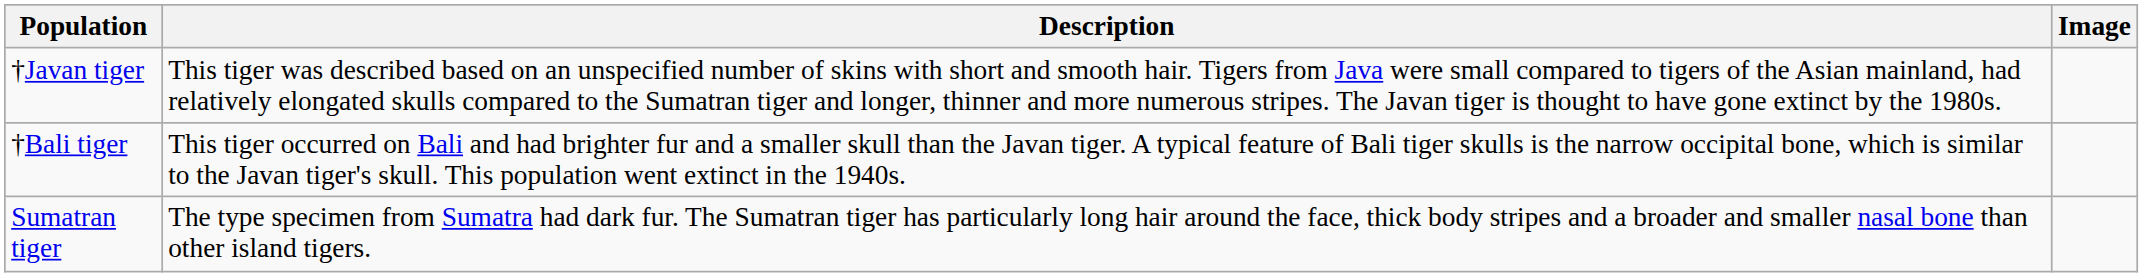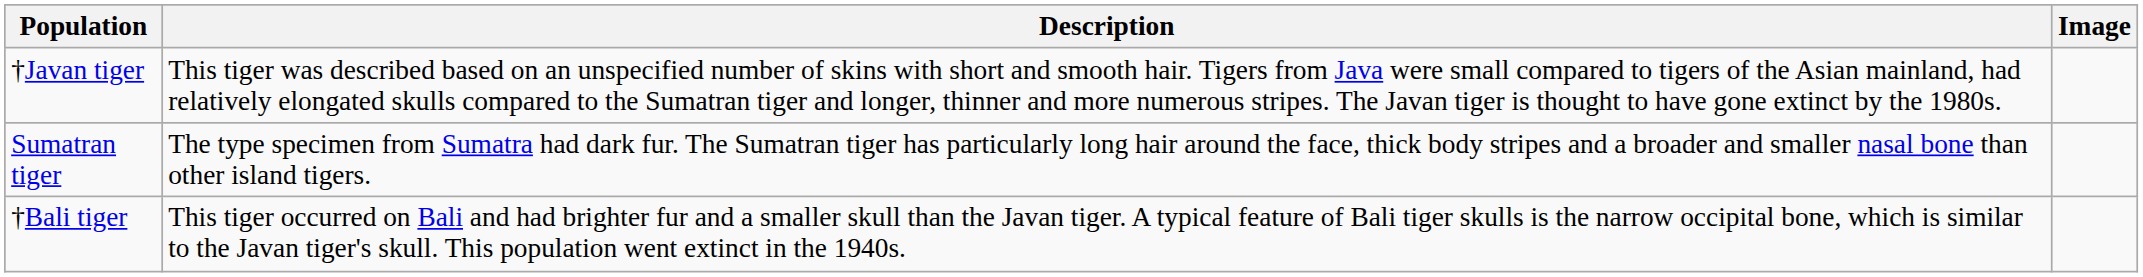rows swapped: (69, 143) <-> (64, 233)
